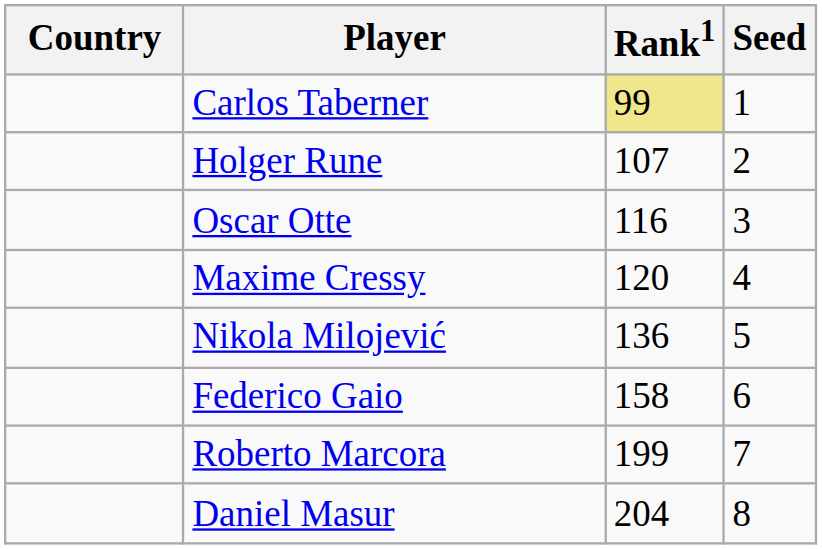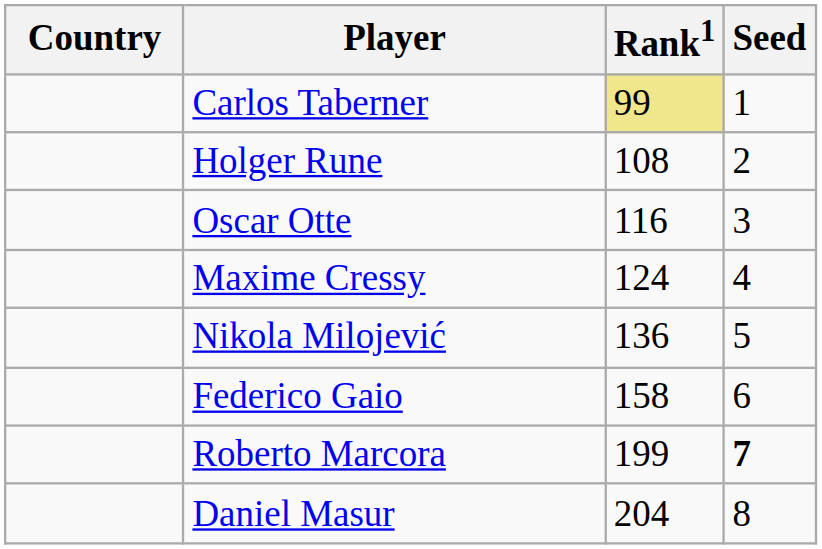(641, 161) 107 -> (641, 161) 108
(641, 278) 120 -> (641, 278) 124
(742, 454) normal -> (742, 454) bold
